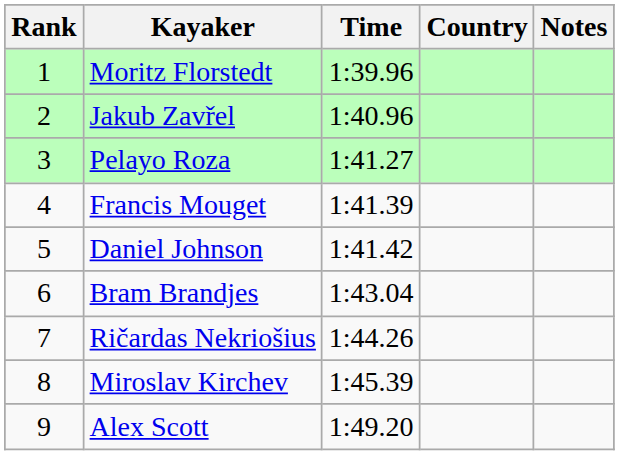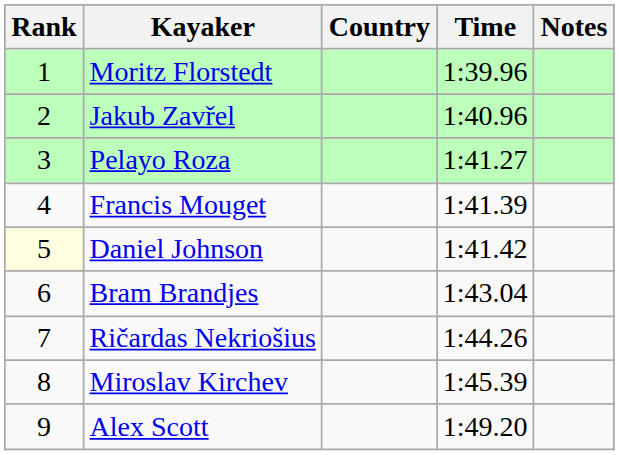columns swapped: (477, 26) <-> (371, 26)
(44, 248) no background -> (44, 248) lightyellow background
